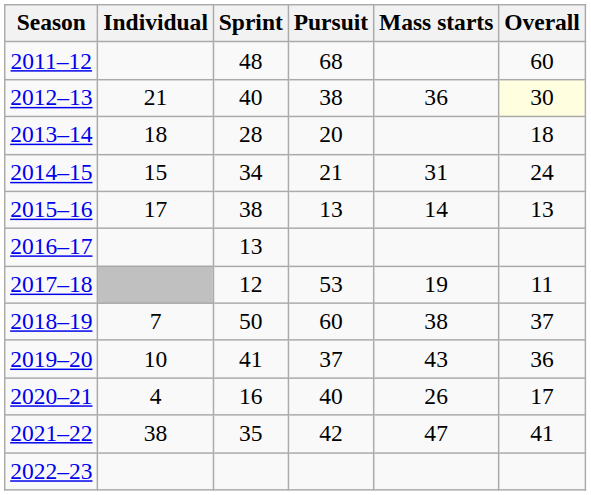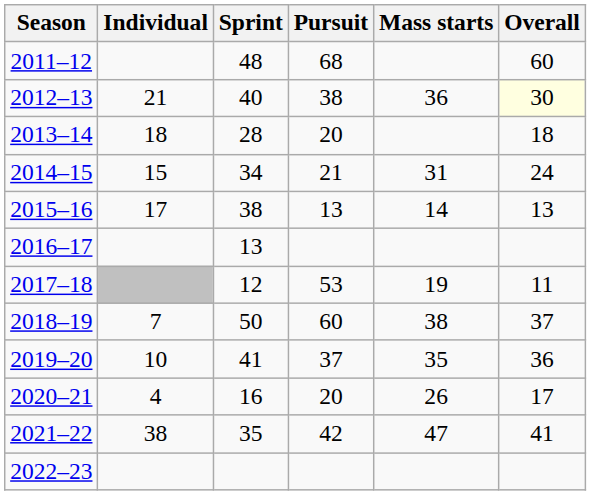(436, 358) 43 -> (436, 358) 35
(331, 396) 40 -> (331, 396) 20
